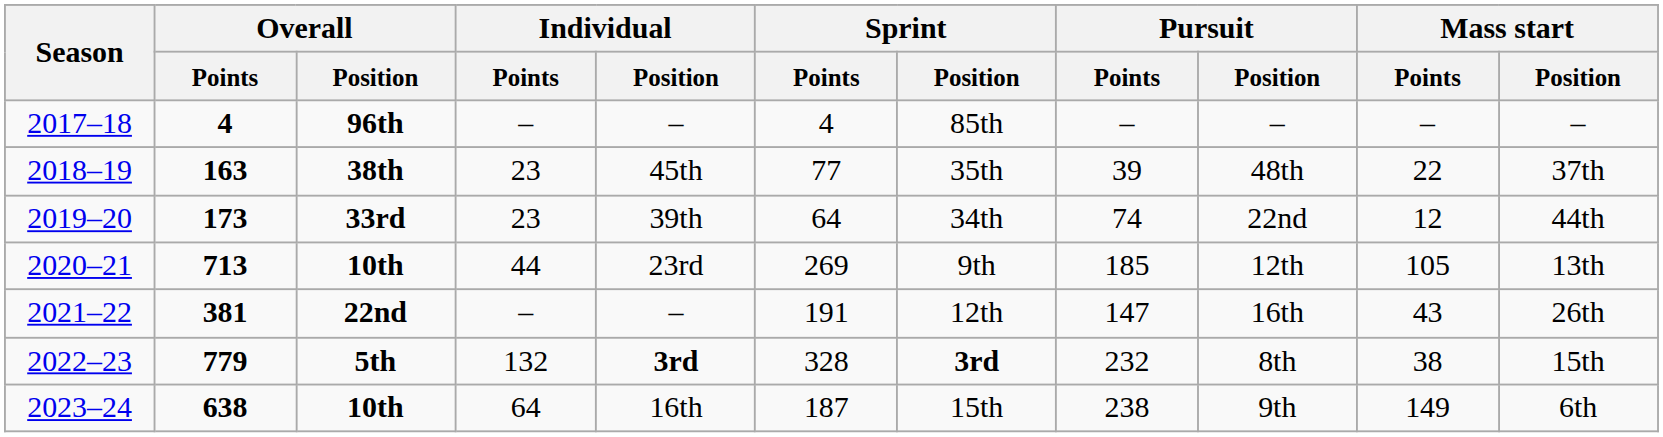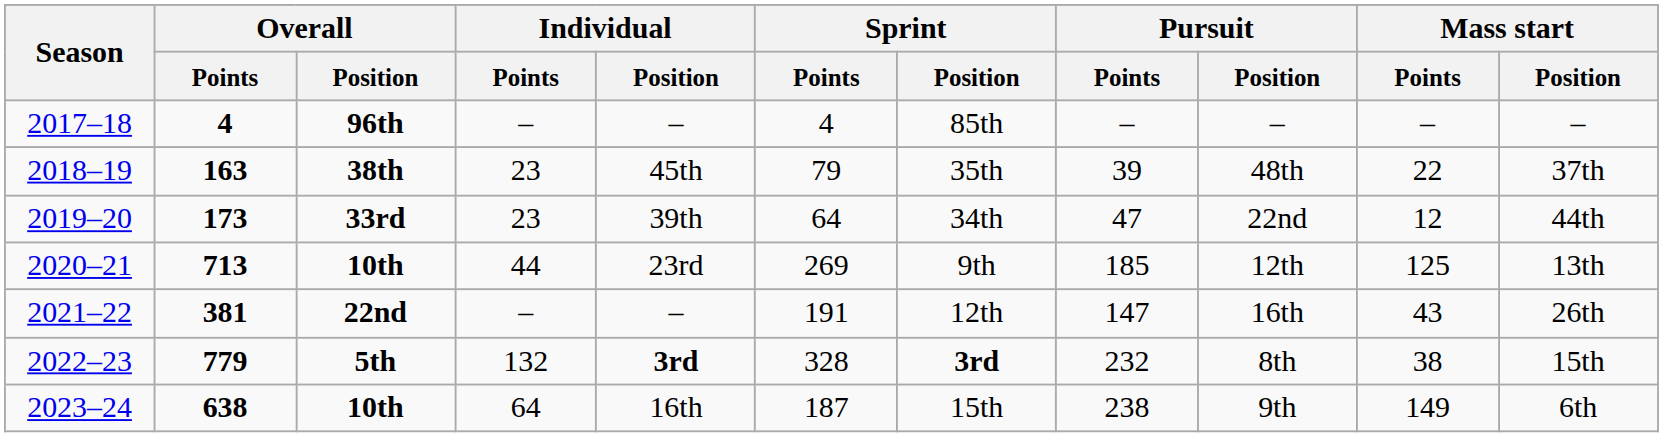(826, 170) 77 -> (826, 170) 79
(1127, 218) 74 -> (1127, 218) 47
(1428, 265) 105 -> (1428, 265) 125
